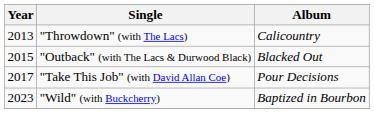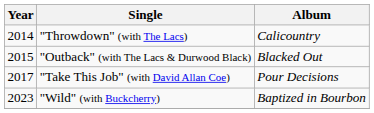(21, 35) 2013 -> (21, 35) 2014
